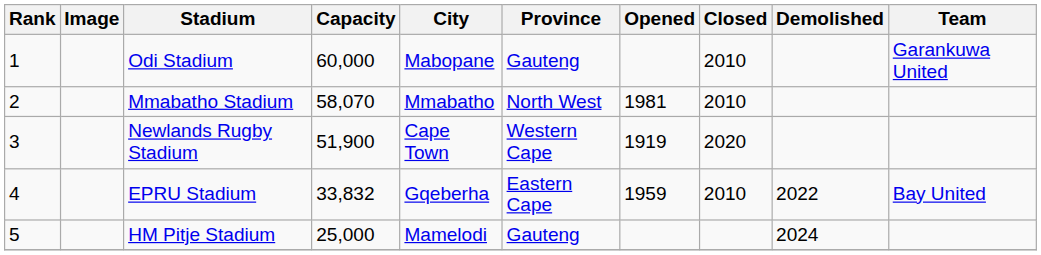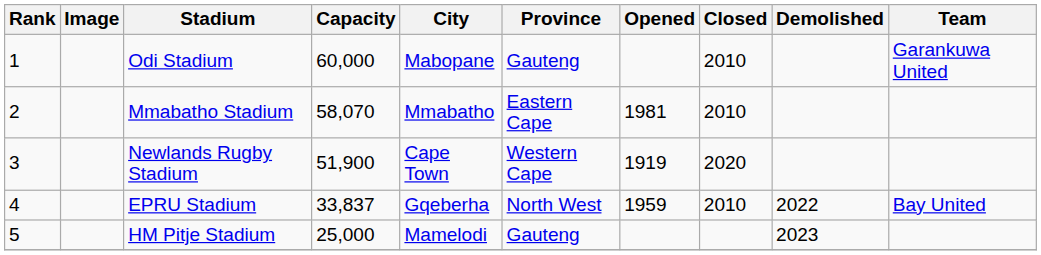(554, 101) North West -> (539, 112) Eastern Cape
(345, 193) 33,832 -> (345, 204) 33,837
(539, 193) Eastern Cape -> (554, 204) North West
(797, 234) 2024 -> (797, 234) 2023
